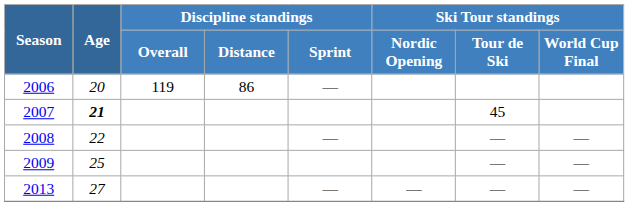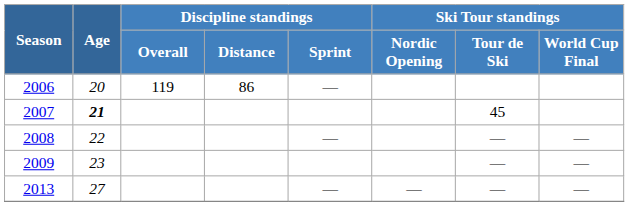(97, 163) 25 -> (97, 163) 23
